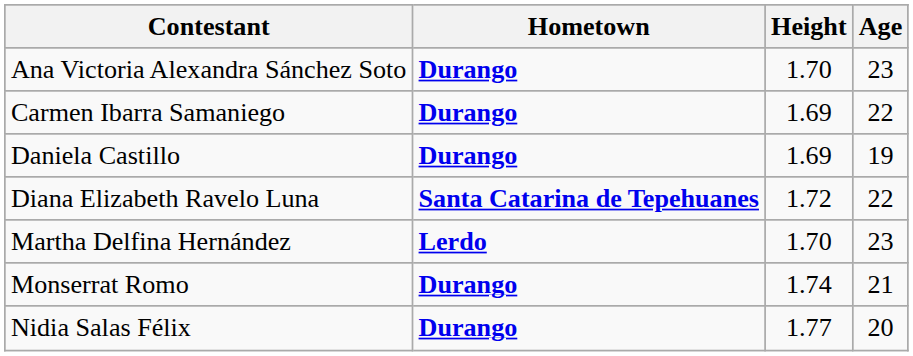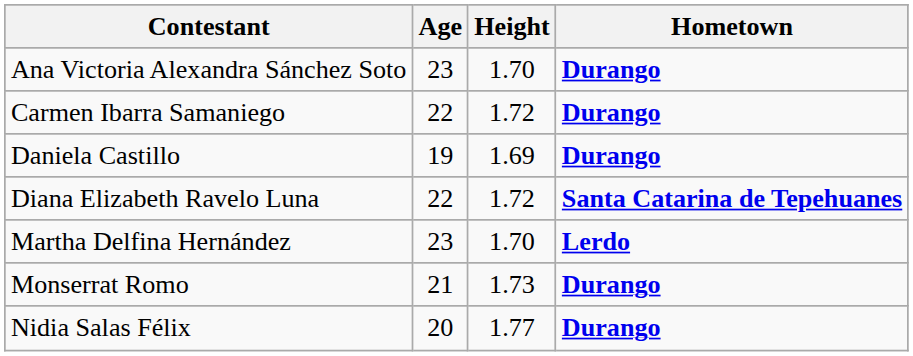columns swapped: (881, 26) <-> (589, 26)
(809, 112) 1.69 -> (512, 112) 1.72
(809, 284) 1.74 -> (512, 284) 1.73
